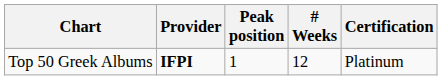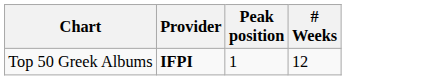- column: (389, 26)
